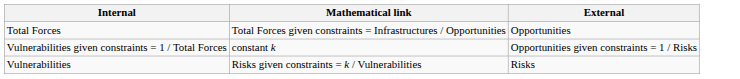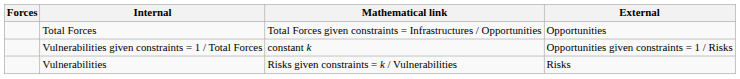+ column: (22, 13)
